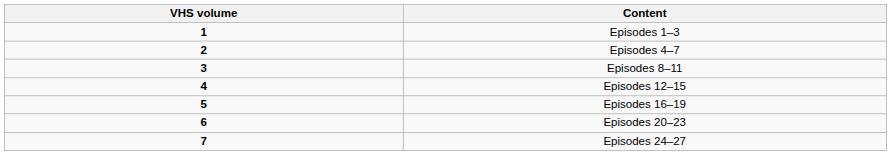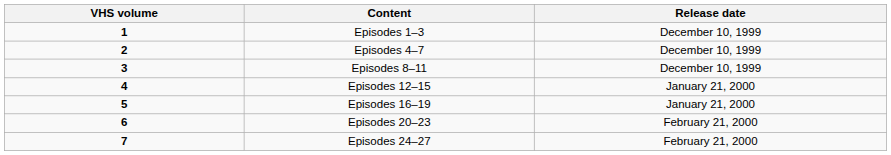+ column: (710, 13)
